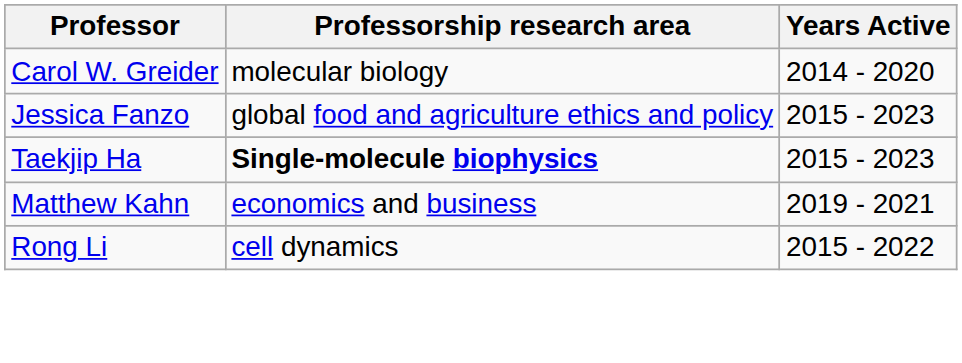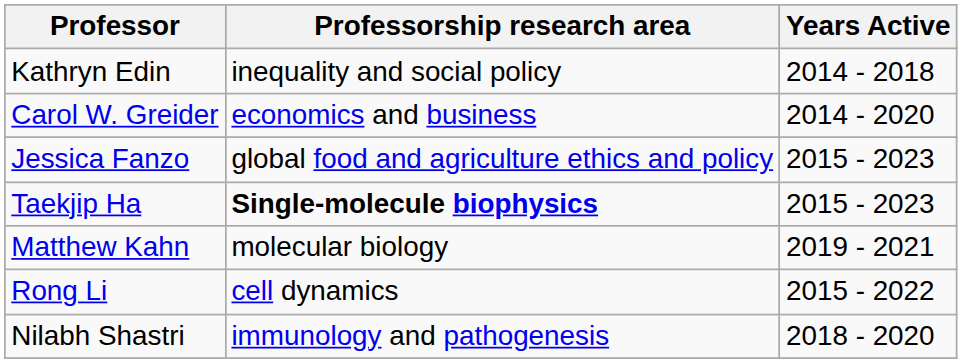+ row: (91, 70)
(340, 70) molecular biology -> (384, 114) economics and business
(384, 203) economics and business -> (340, 247) molecular biology
+ row: (98, 335)
